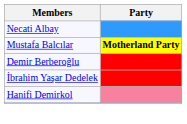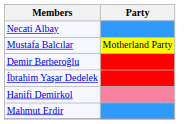(141, 45) bold -> (137, 45) normal
+ row: (35, 111)
